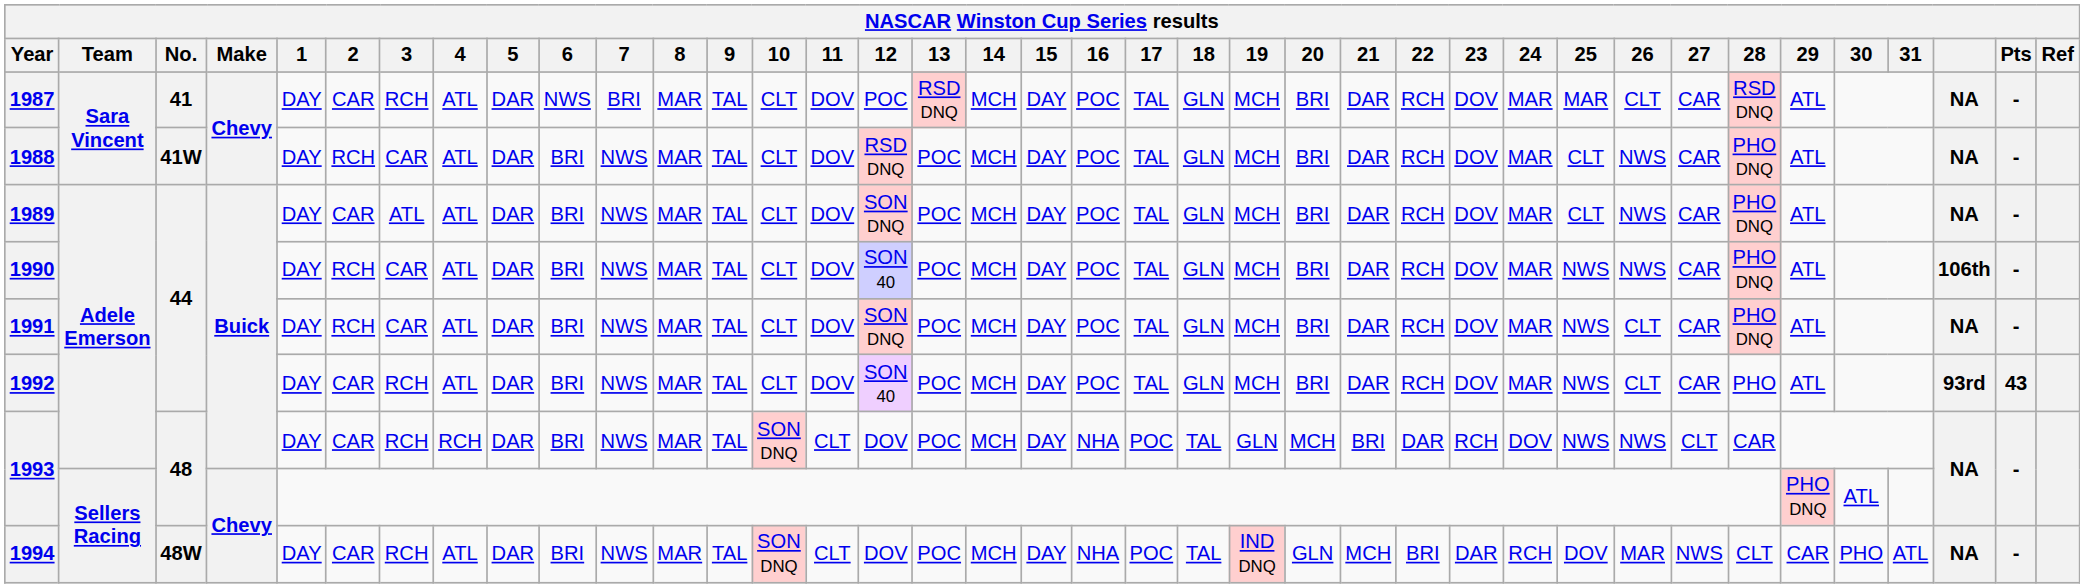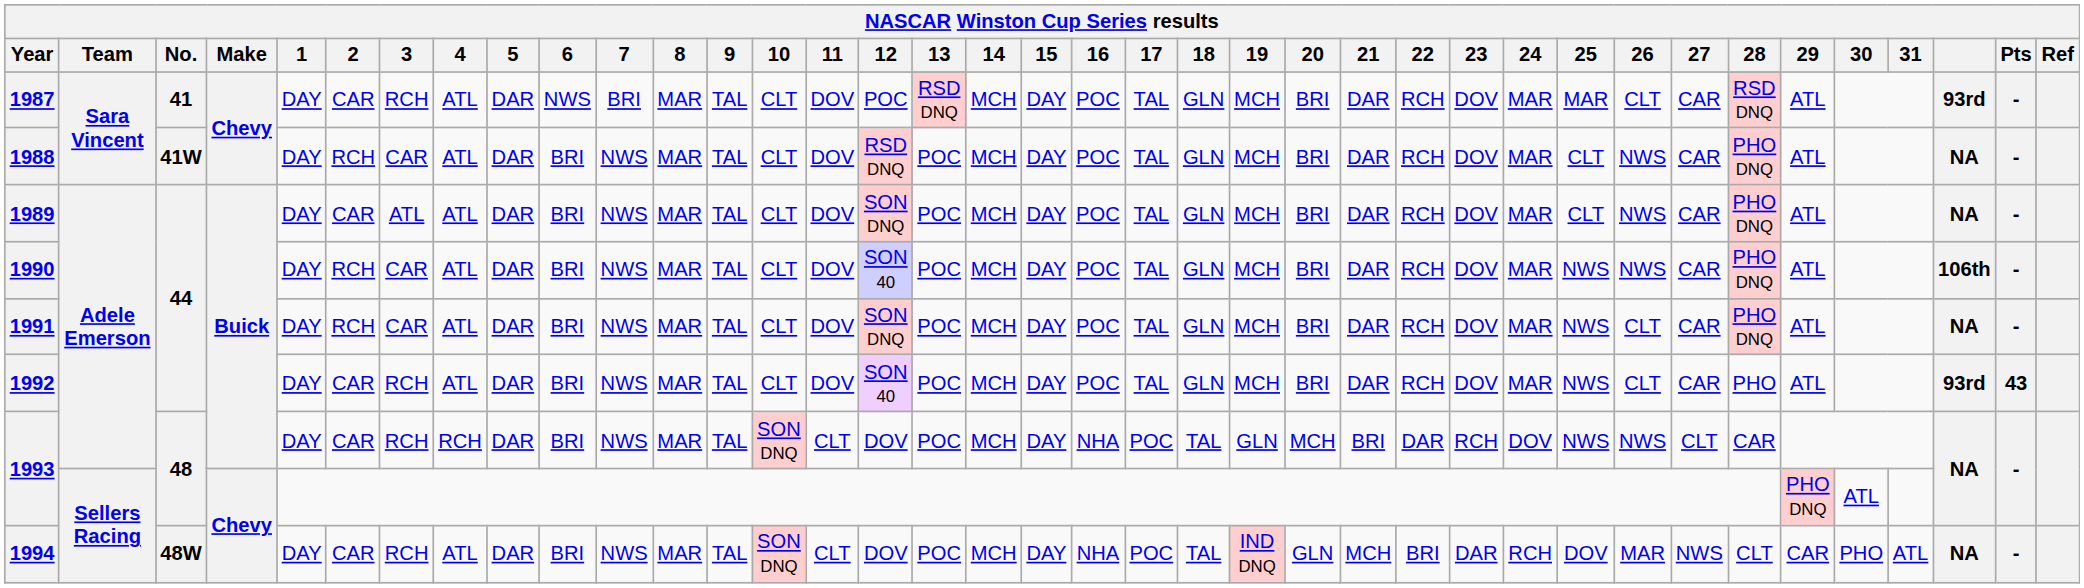(1964, 100) NA -> (1964, 100) 93rd
